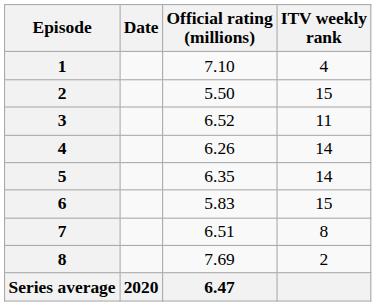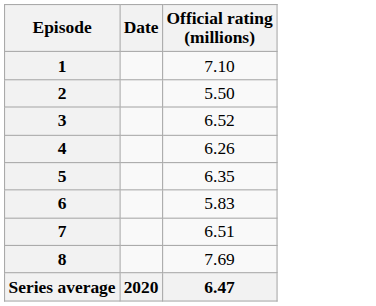- column: (324, 28)
